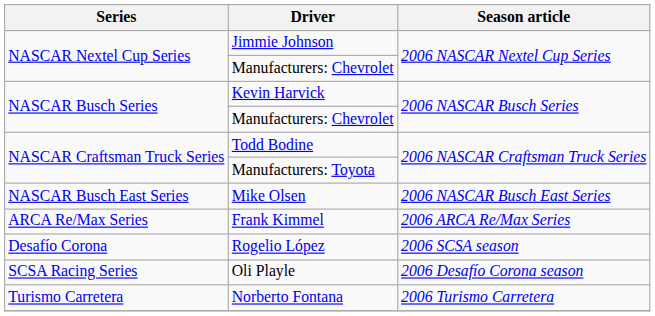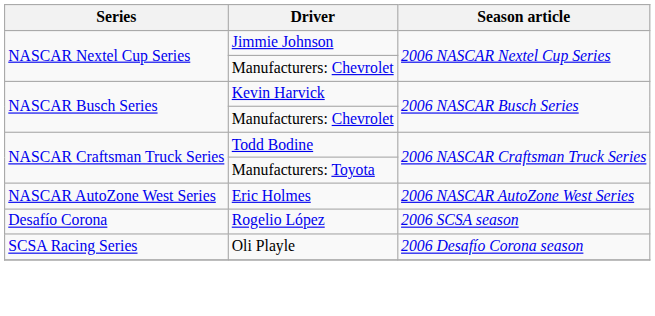+ row: (112, 195)
- row: (98, 195)
- row: (78, 221)
- row: (66, 297)
